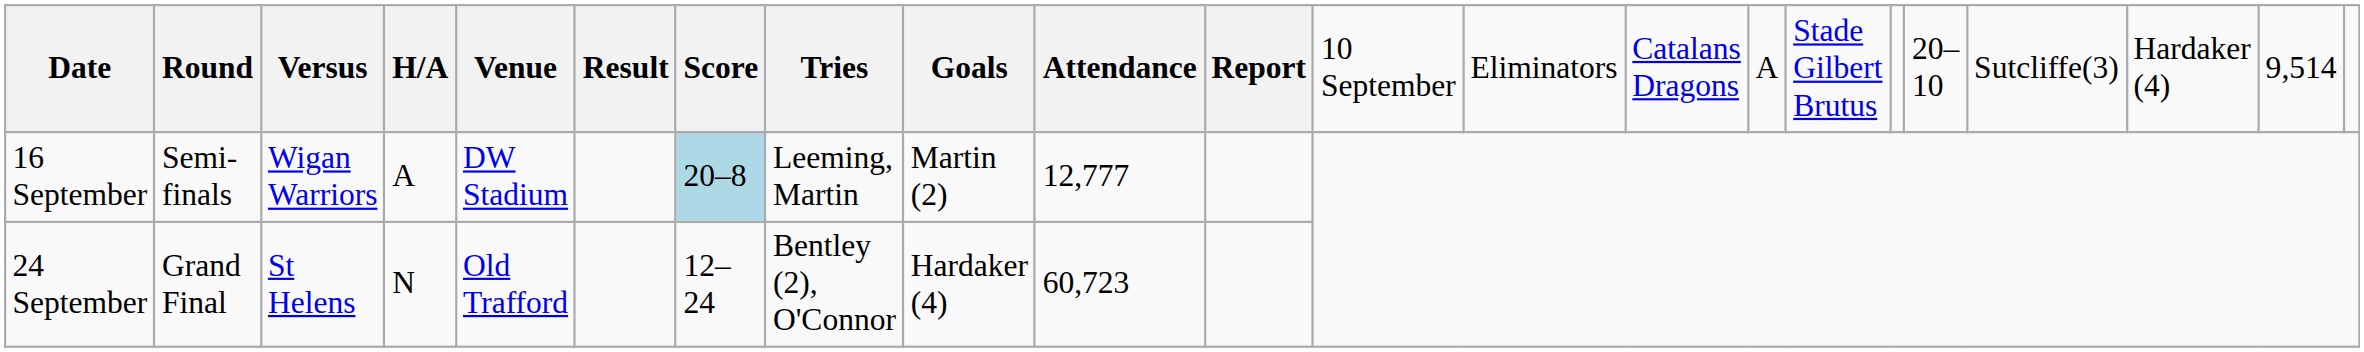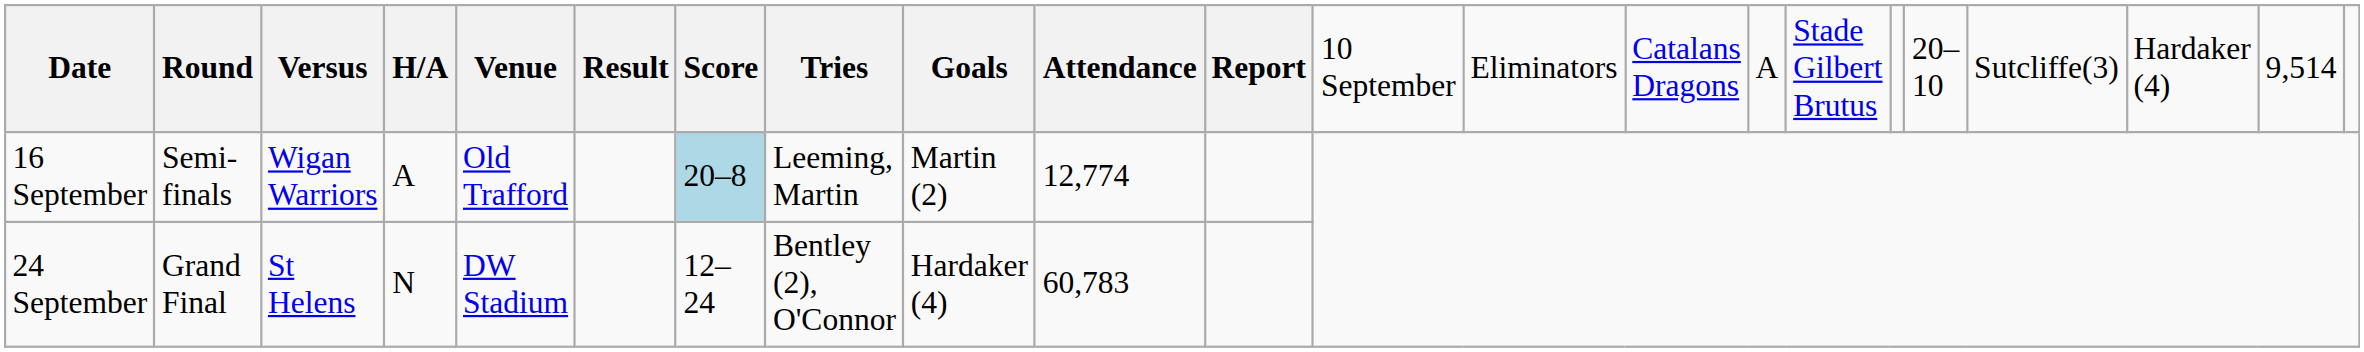(516, 175) DW Stadium -> (516, 175) Old Trafford
(1086, 175) 12,777 -> (1086, 175) 12,774
(516, 283) Old Trafford -> (516, 283) DW Stadium
(1086, 283) 60,723 -> (1086, 283) 60,783
